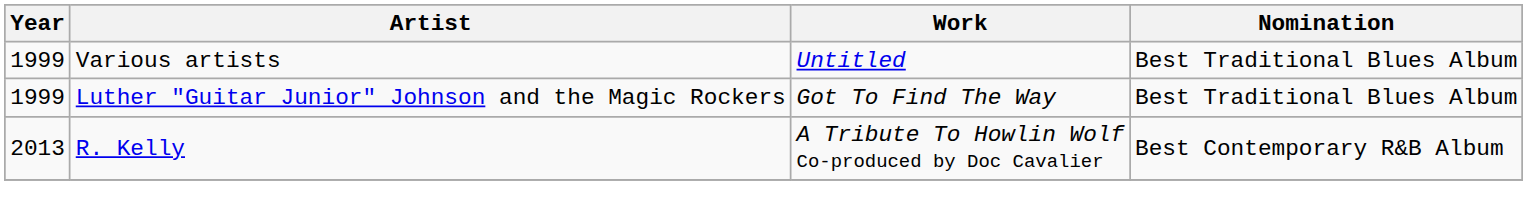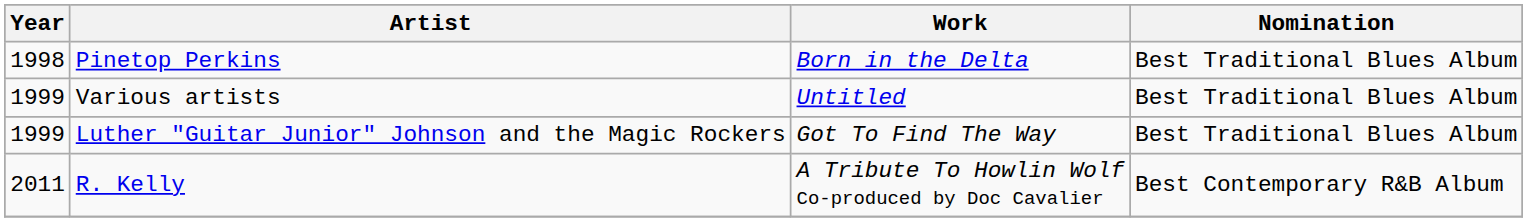+ row: (178, 60)
(38, 148) 2013 -> (38, 185) 2011
